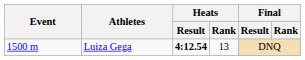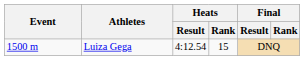(191, 47) bold -> (191, 47) normal
(224, 47) 13 -> (223, 47) 15
